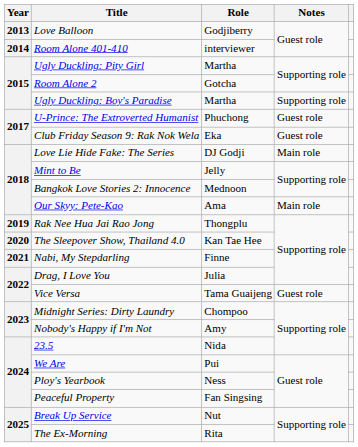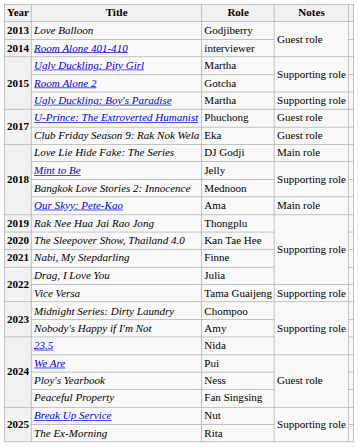(300, 293) Guest role -> (311, 293) Supporting role
